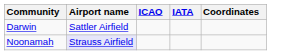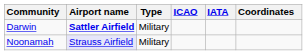+ column: (154, 12)
(99, 27) normal -> (102, 27) bold
